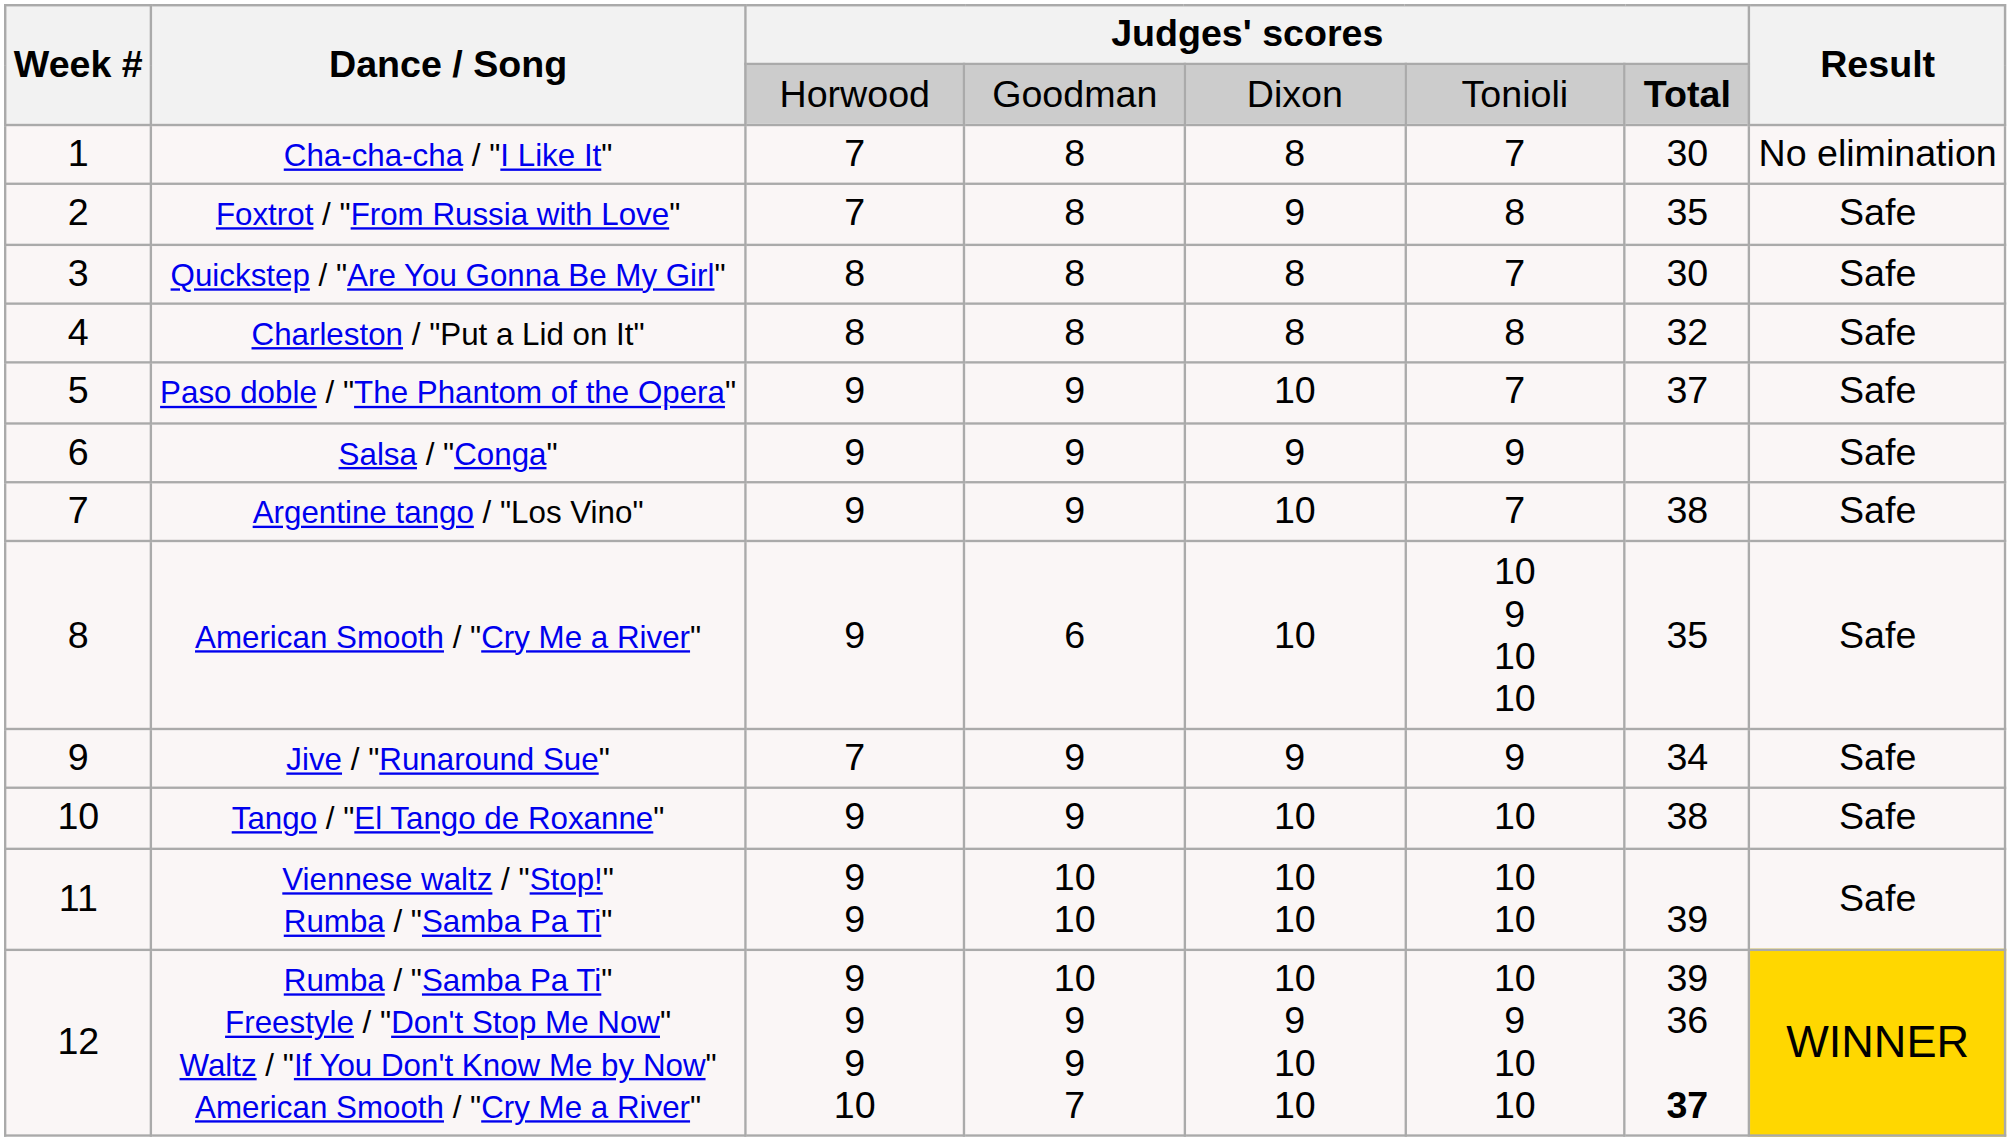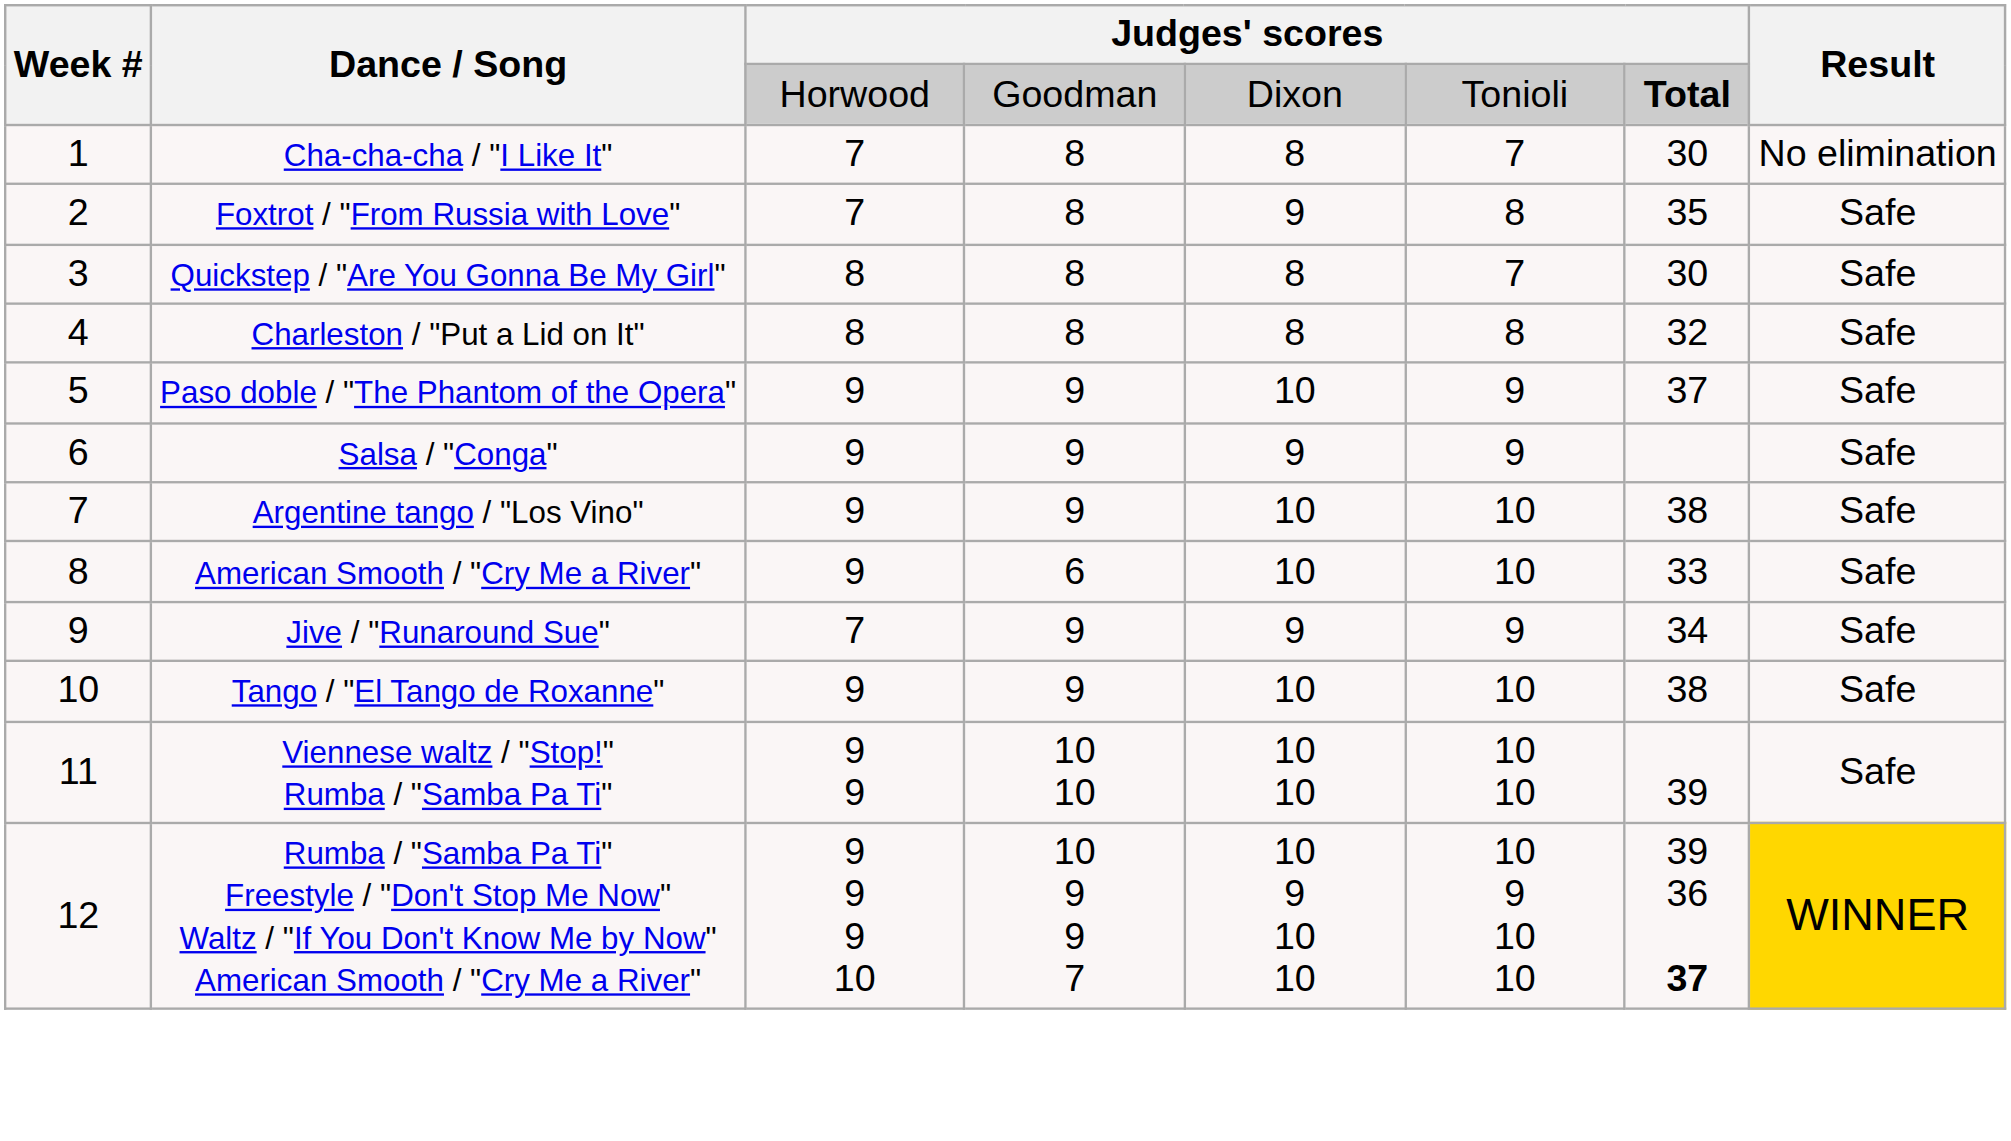(1515, 392) 7 -> (1515, 392) 9
(1515, 511) 7 -> (1515, 511) 10
(1515, 634) 10 9 10 10 -> (1515, 570) 10
(1687, 634) 35 -> (1687, 570) 33
